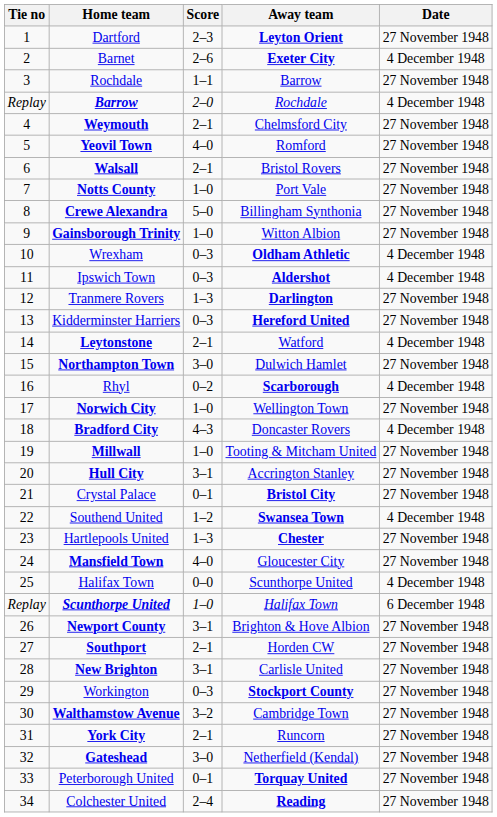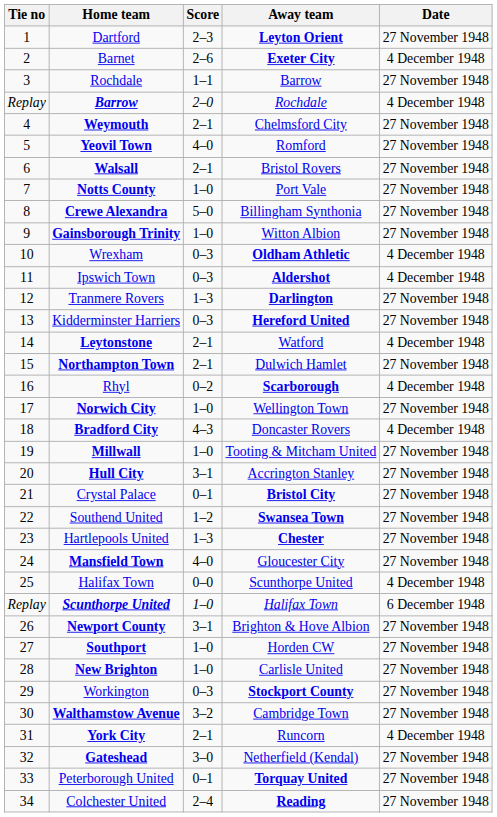(203, 364) 3–0 -> (203, 364) 2–1
(436, 517) 4 December 1948 -> (436, 517) 27 November 1948
(203, 648) 2–1 -> (203, 648) 1–0
(203, 670) 3–1 -> (203, 670) 1–0
(436, 735) 27 November 1948 -> (436, 735) 4 December 1948
